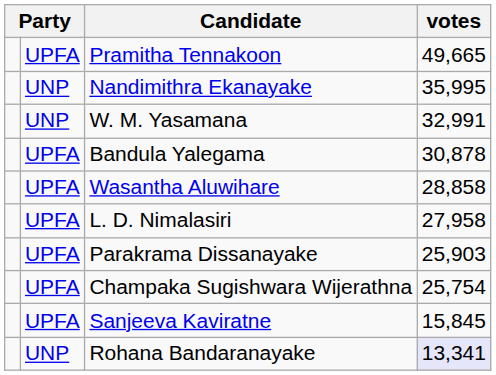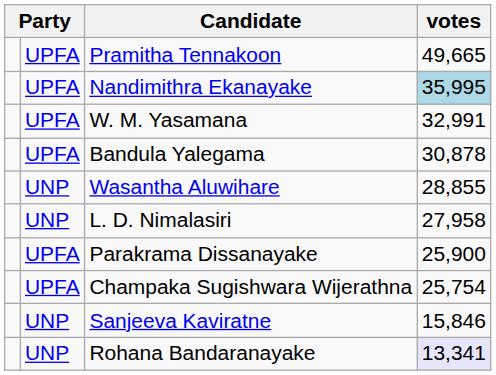(47, 87) UNP -> (52, 87) UPFA
(454, 87) no background -> (454, 87) lightblue background
(47, 120) UNP -> (52, 120) UPFA
(52, 187) UPFA -> (47, 187) UNP
(454, 187) 28,858 -> (454, 187) 28,855
(52, 220) UPFA -> (47, 220) UNP
(454, 253) 25,903 -> (454, 253) 25,900
(52, 320) UPFA -> (47, 320) UNP
(454, 320) 15,845 -> (454, 320) 15,846
